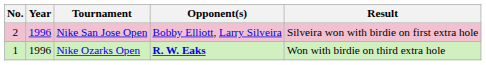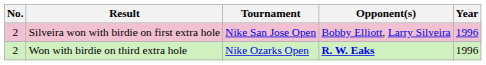columns swapped: (40, 13) <-> (383, 13)
(15, 51) 1 -> (15, 51) 2
